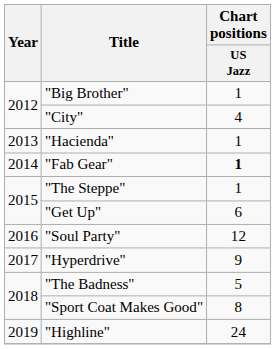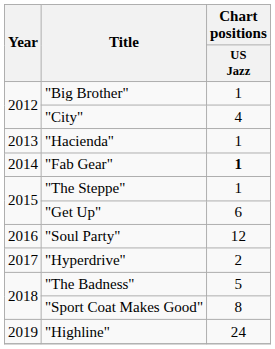(238, 260) 9 -> (238, 260) 2
